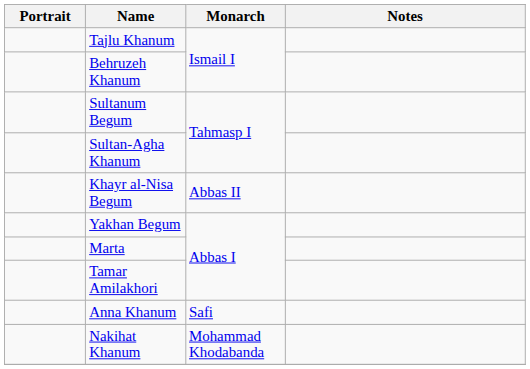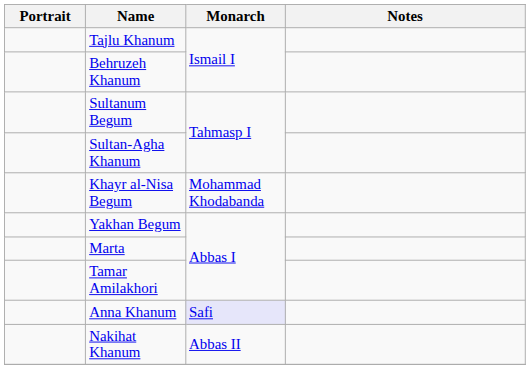(215, 192) Abbas II -> (227, 192) Mohammad Khodabanda
(201, 312) no background -> (201, 312) lavender background
(227, 344) Mohammad Khodabanda -> (215, 344) Abbas II
